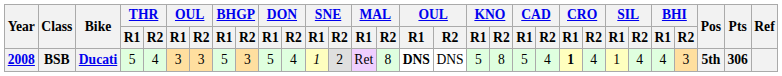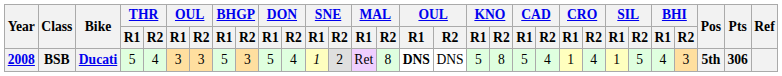(571, 60) bold -> (571, 60) normal
(640, 60) 4 -> (640, 60) 5
